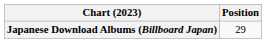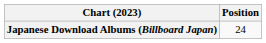(240, 30) 29 -> (240, 30) 24
